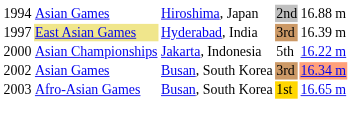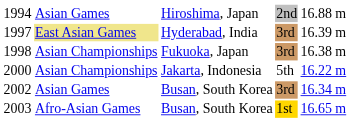+ row: (18, 51)
(323, 70) lightsalmon background -> (323, 90) no background
